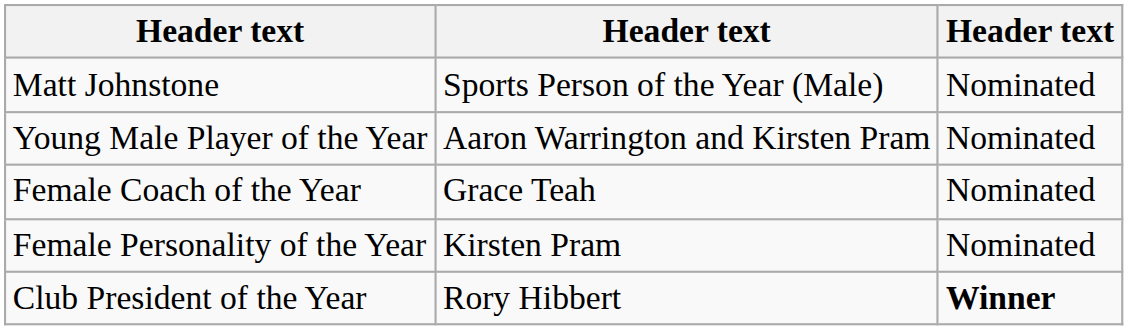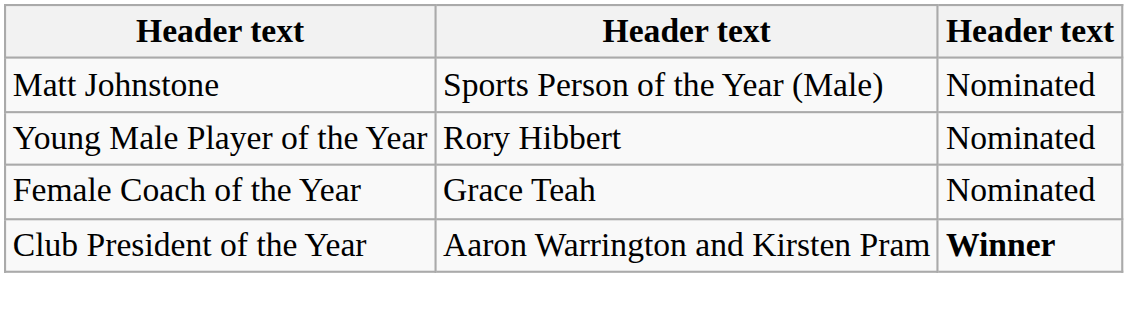(687, 137) Aaron Warrington and Kirsten Pram -> (532, 137) Rory Hibbert
- row: (219, 244)
(532, 297) Rory Hibbert -> (687, 244) Aaron Warrington and Kirsten Pram
